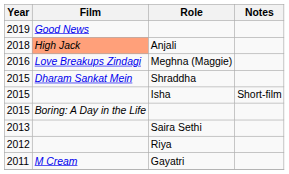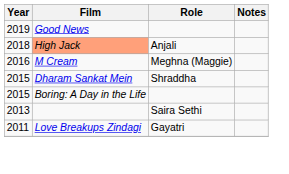(88, 62) Love Breakups Zindagi -> (56, 62) M Cream
- row: (18, 95)
- row: (18, 144)
(56, 161) M Cream -> (88, 128) Love Breakups Zindagi
